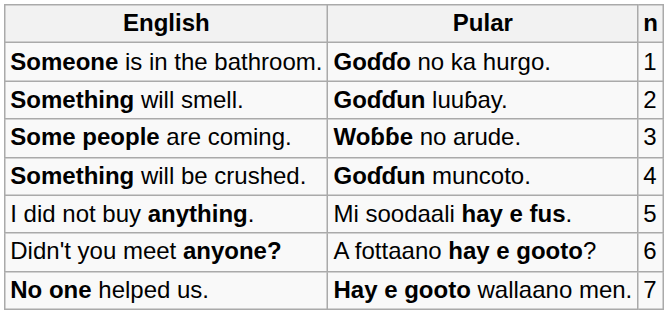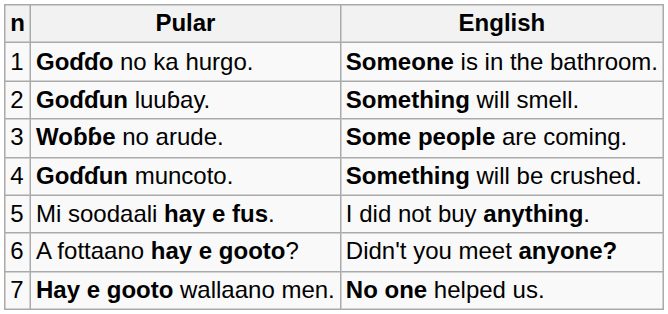columns swapped: (651, 23) <-> (166, 23)
